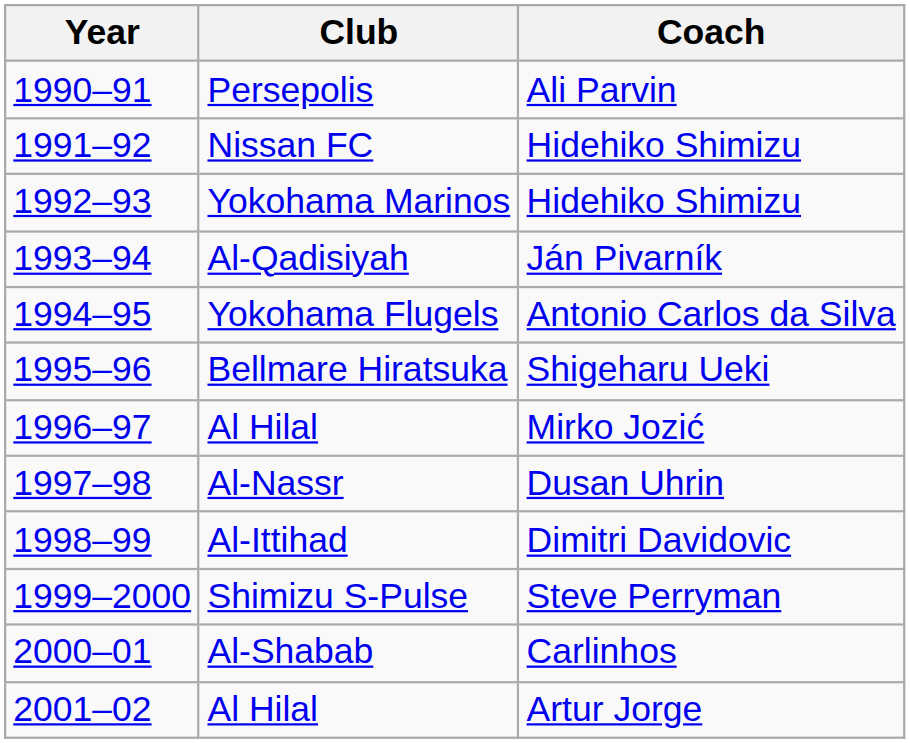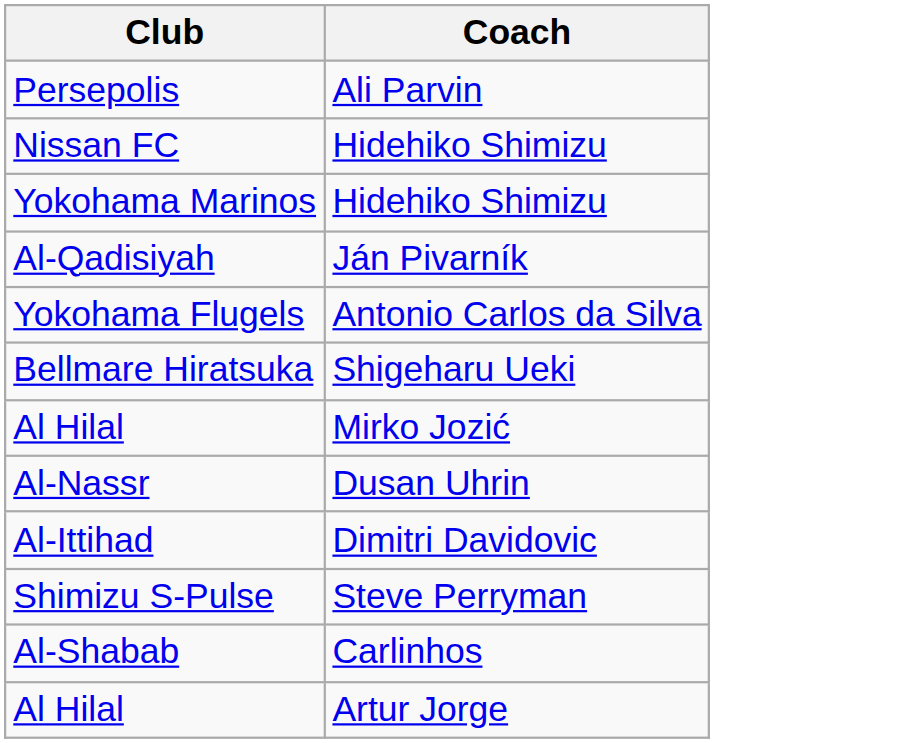- column: (102, 32)
